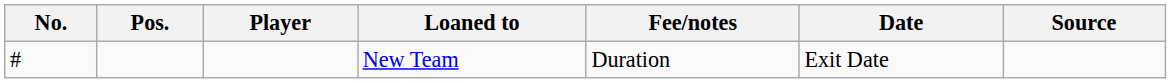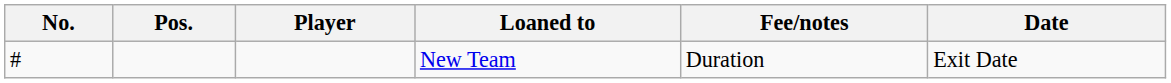- column: (1084, 22)
